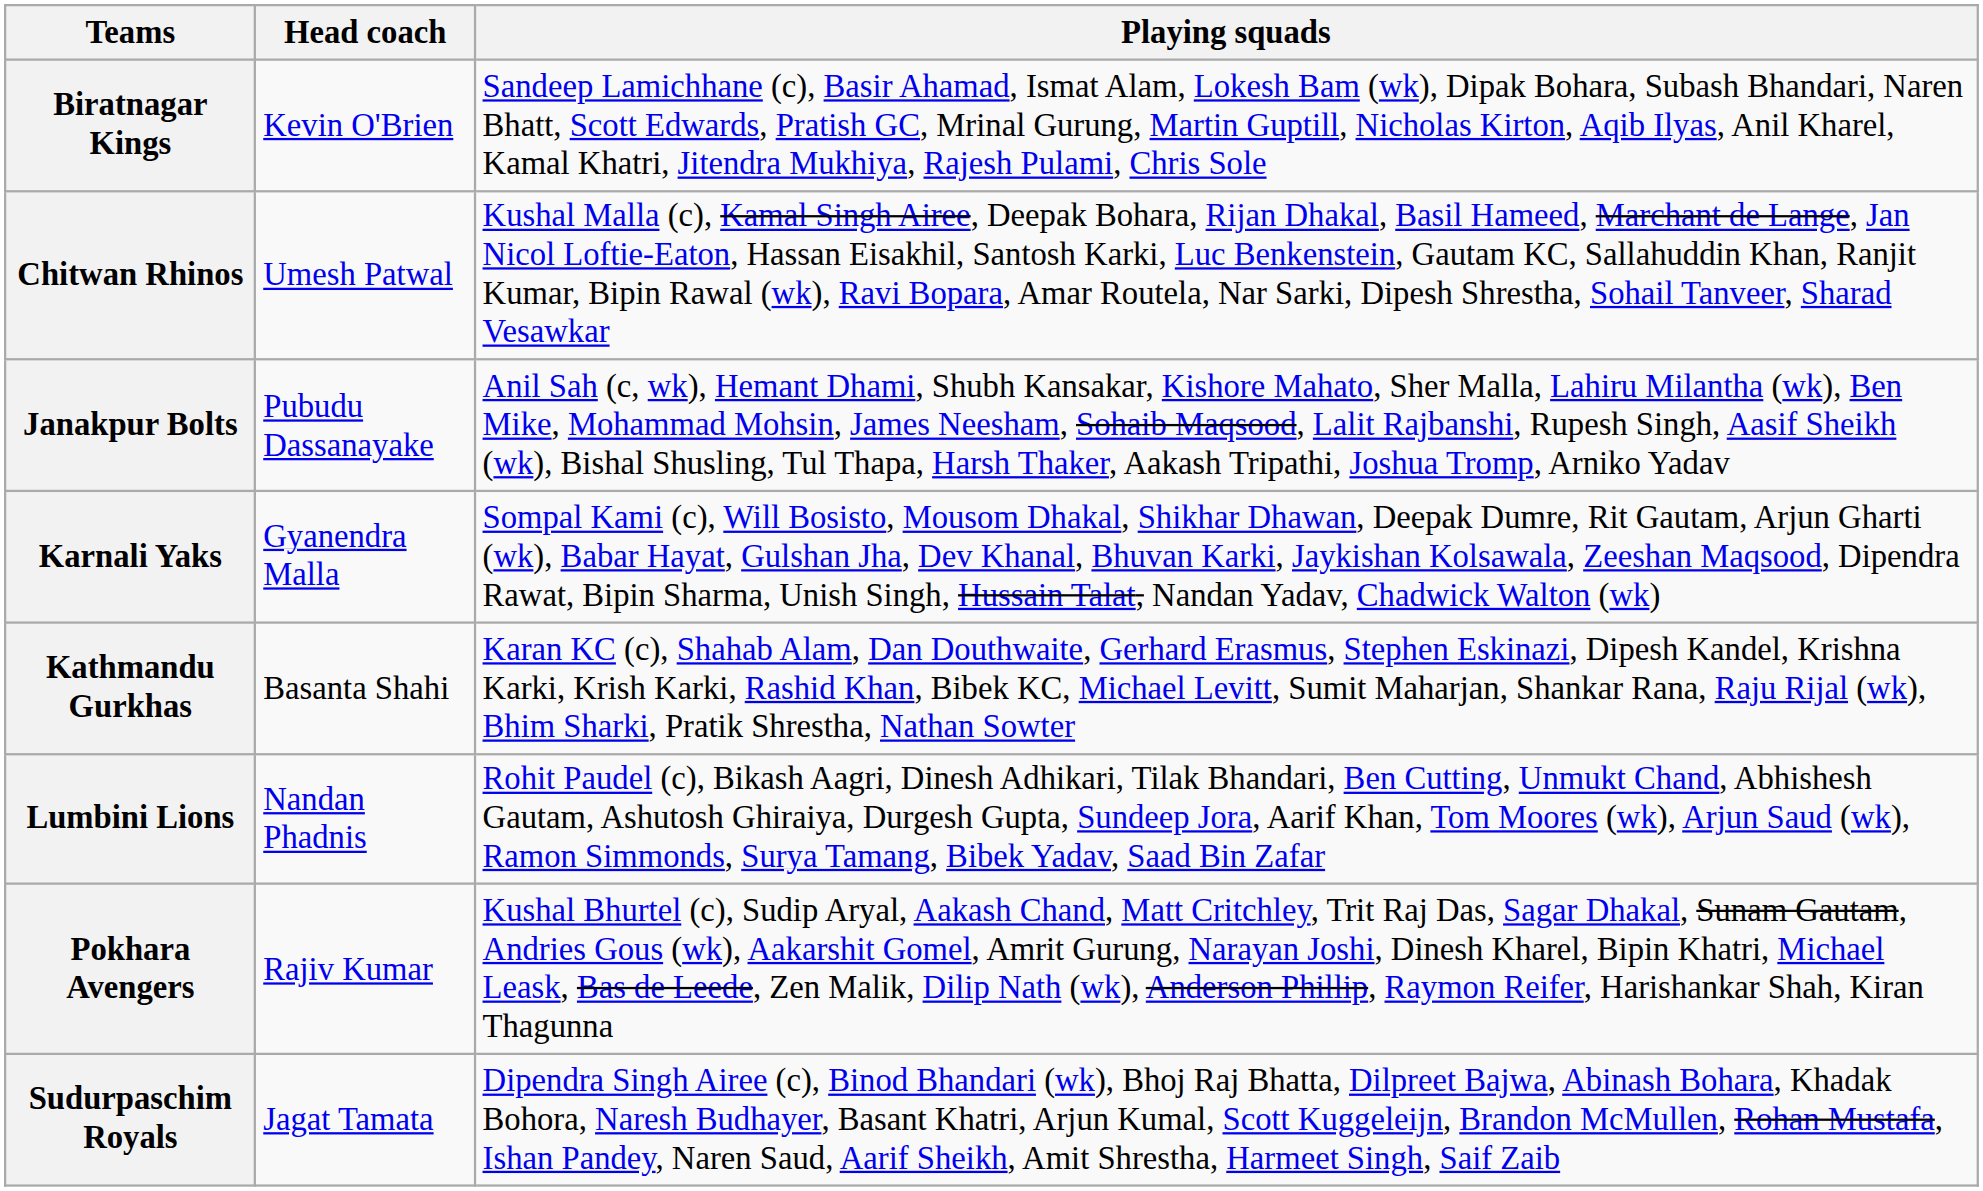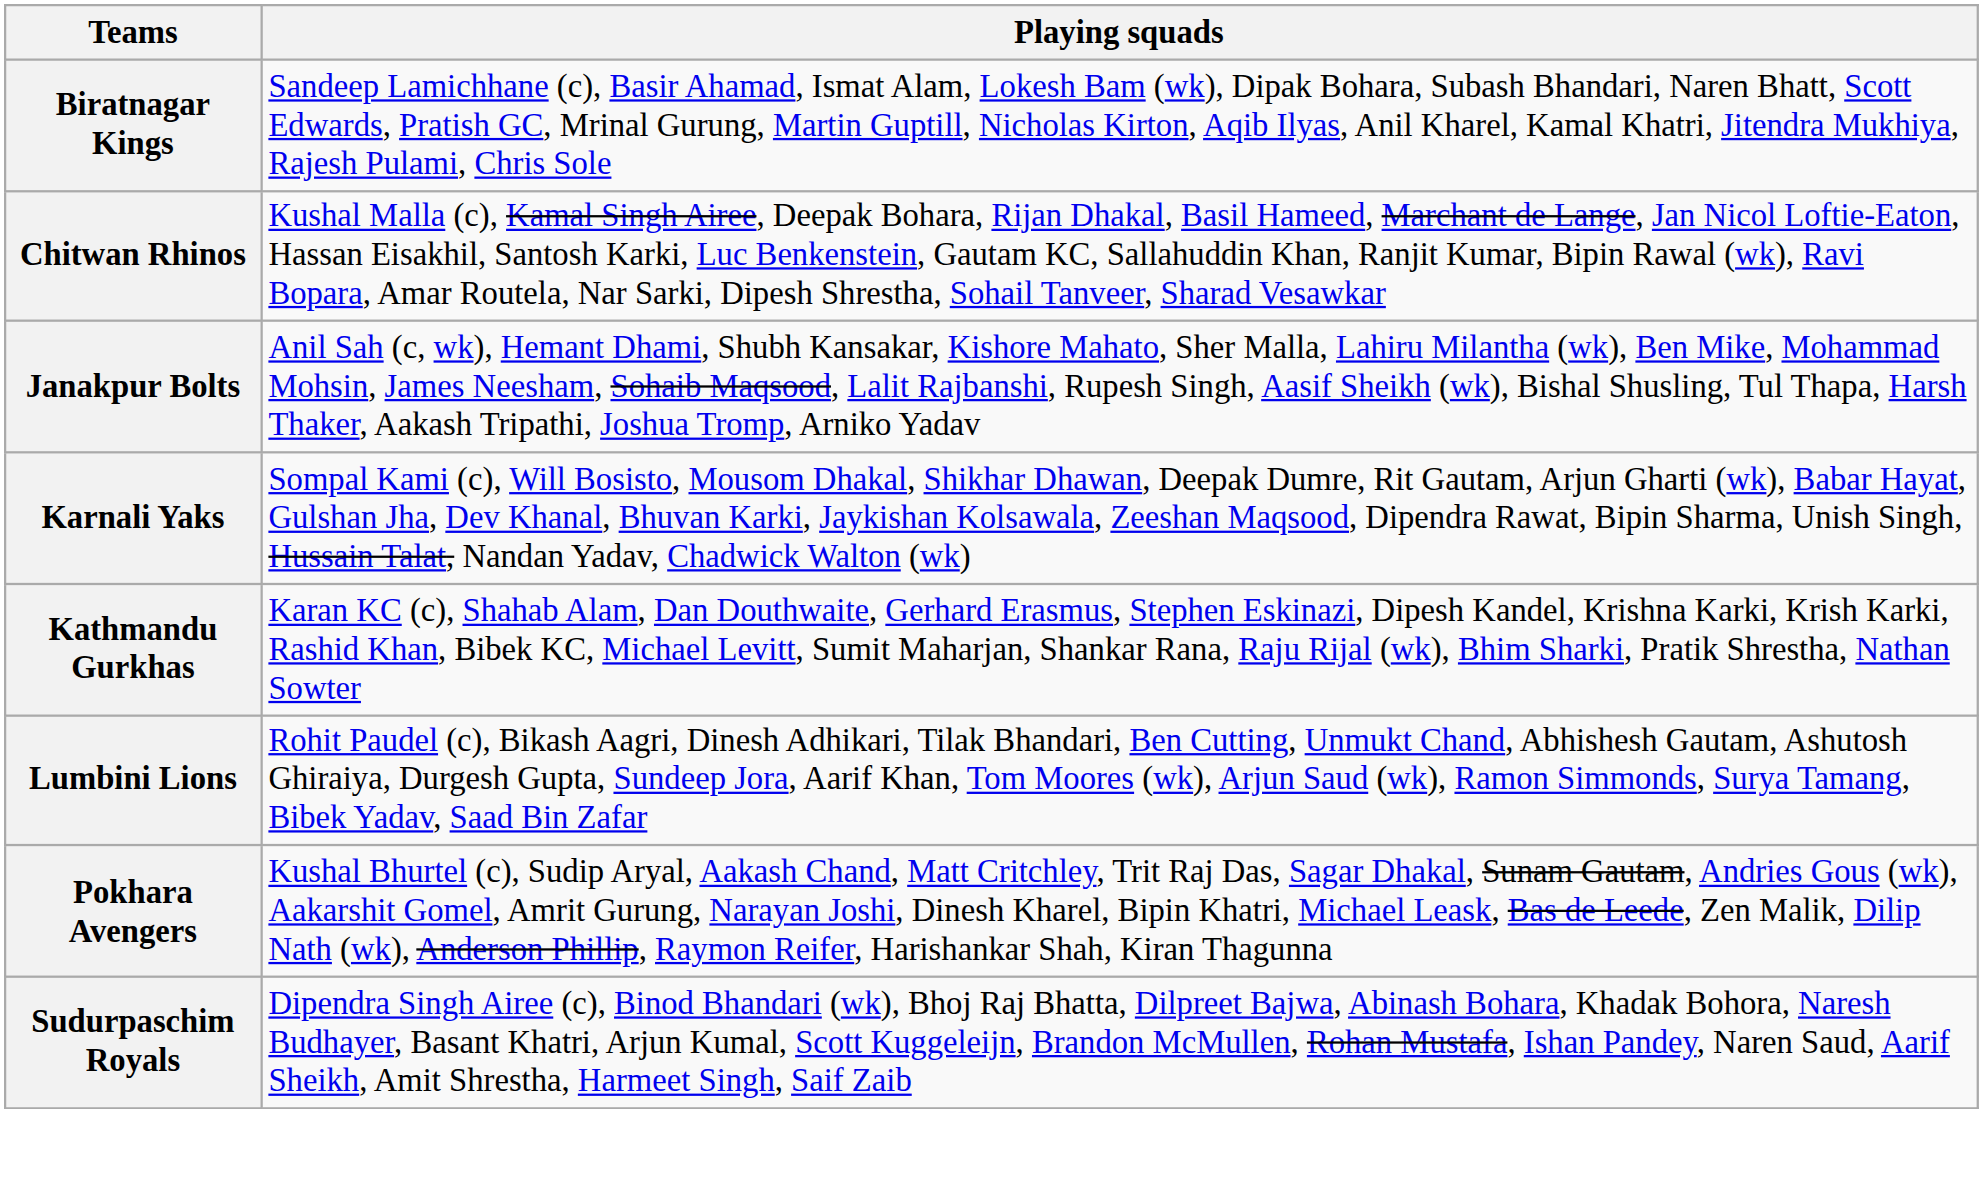- column: (365, 31)
